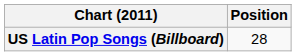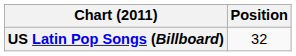(259, 39) 28 -> (259, 39) 32
